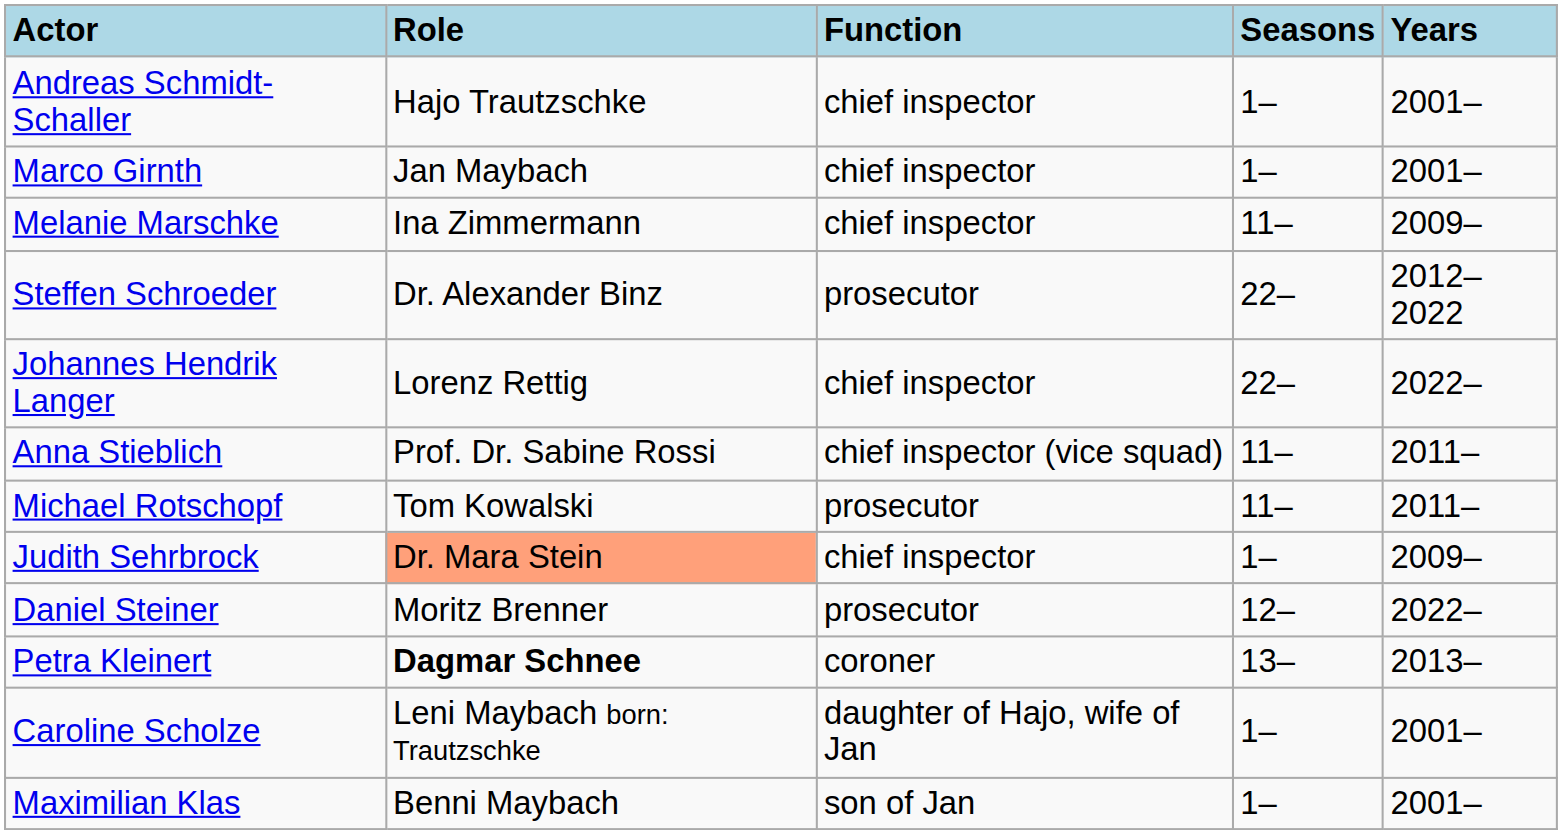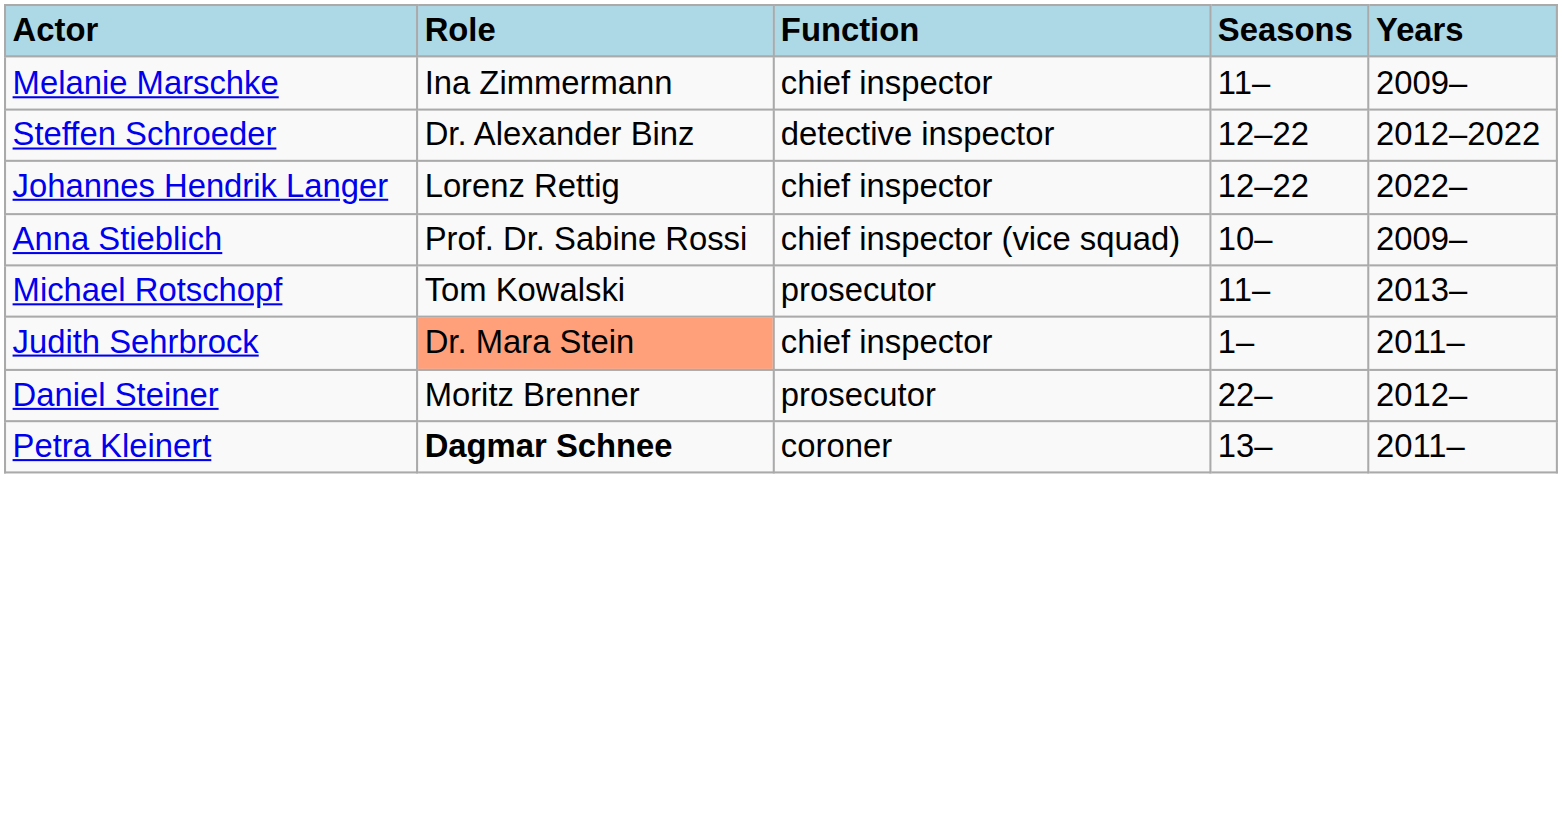- row: (143, 100)
- row: (107, 171)
(901, 293) prosecutor -> (918, 134) detective inspector
(1268, 293) 22– -> (1263, 134) 12–22
(1268, 382) 22– -> (1263, 186) 12–22
(1267, 453) 11– -> (1245, 238) 10–
(1435, 453) 2011– -> (1422, 238) 2009–
(1435, 505) 2011– -> (1422, 290) 2013–
(1436, 557) 2009– -> (1420, 342) 2011–
(1268, 609) 12– -> (1245, 394) 22–
(1436, 609) 2022– -> (1422, 394) 2012–
(1436, 661) 2013– -> (1420, 446) 2011–
- row: (137, 731)
- row: (127, 802)
